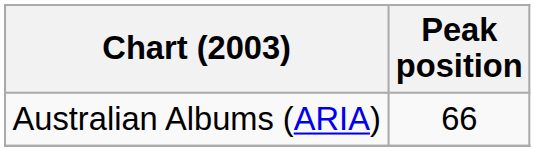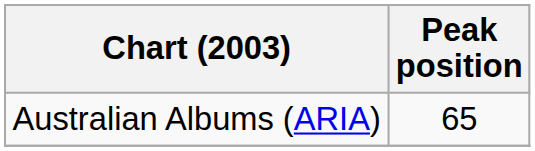(459, 118) 66 -> (459, 118) 65
